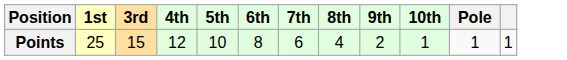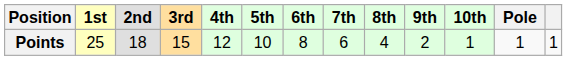+ column: (138, 17)
